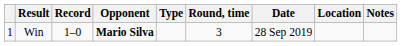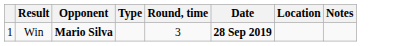- column: (73, 13)
(283, 31) normal -> (243, 31) bold
